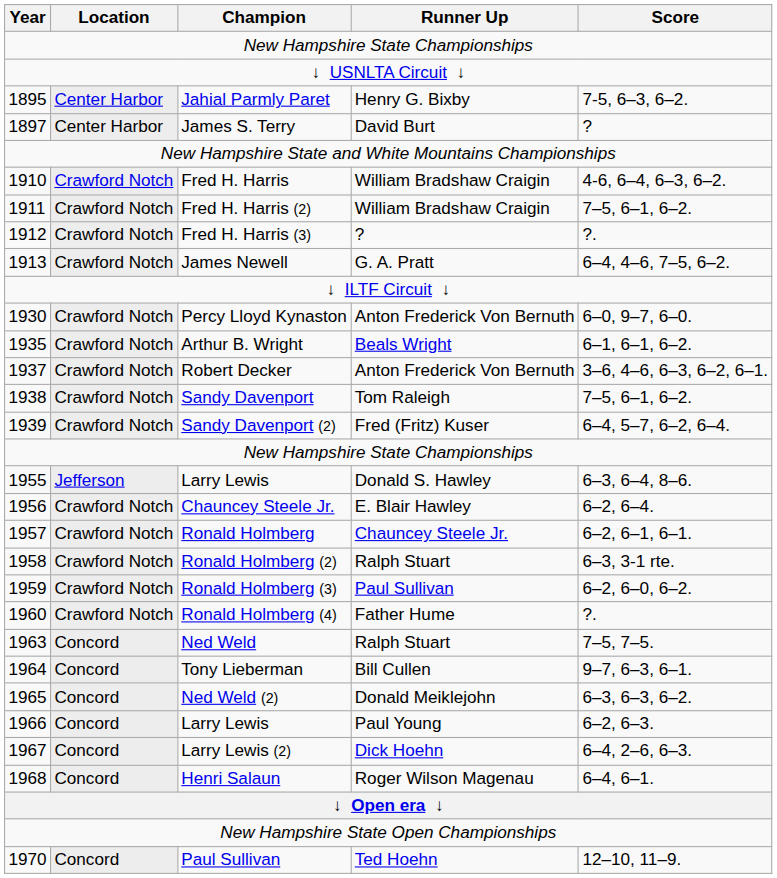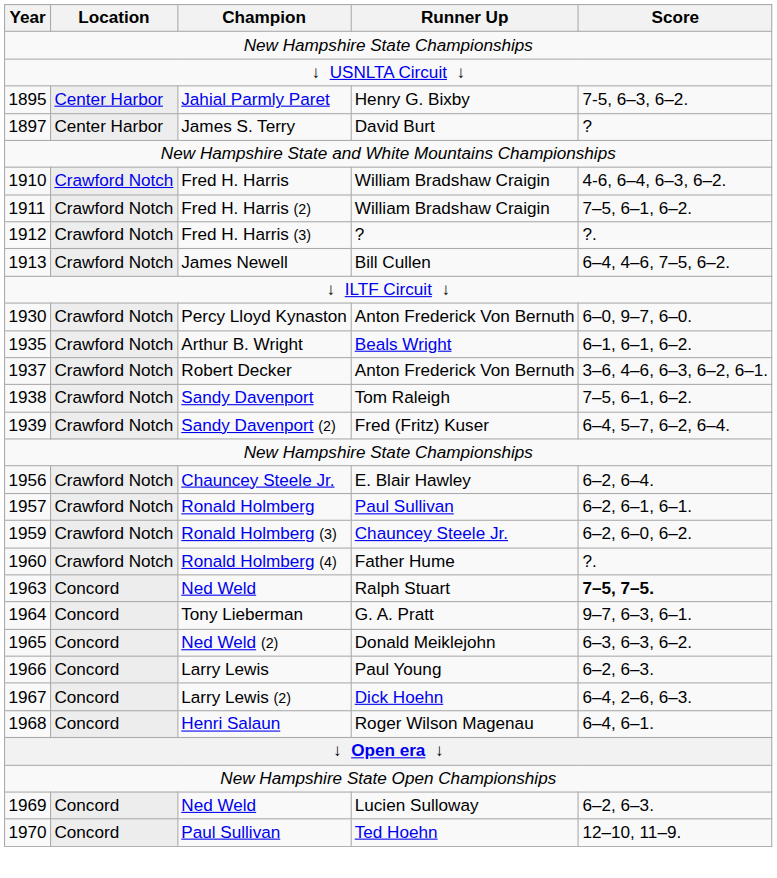(394, 262) G. A. Pratt -> (393, 262) Bill Cullen
- row: (28, 479)
(431, 533) Chauncey Steele Jr. -> (404, 506) Paul Sullivan
- row: (28, 561)
(404, 588) Paul Sullivan -> (431, 533) Chauncey Steele Jr.
(618, 642) normal -> (618, 588) bold
(393, 669) Bill Cullen -> (394, 615) G. A. Pratt
+ row: (28, 805)
